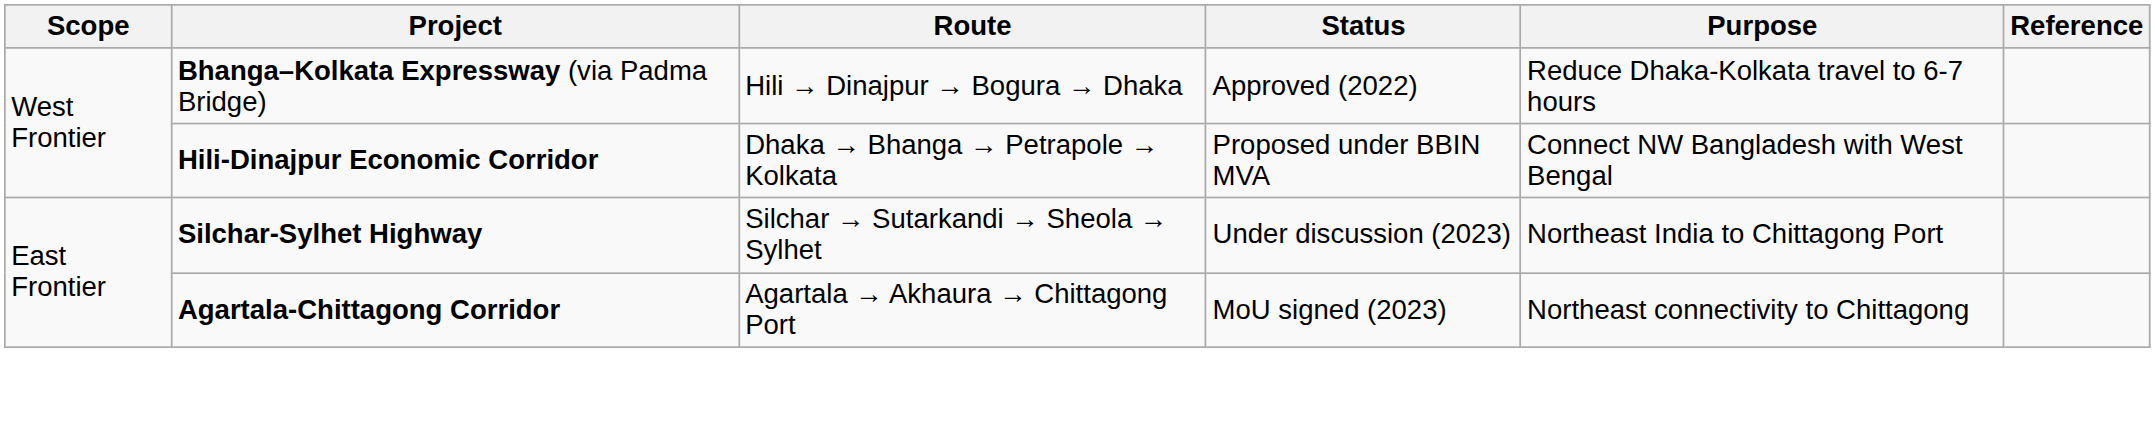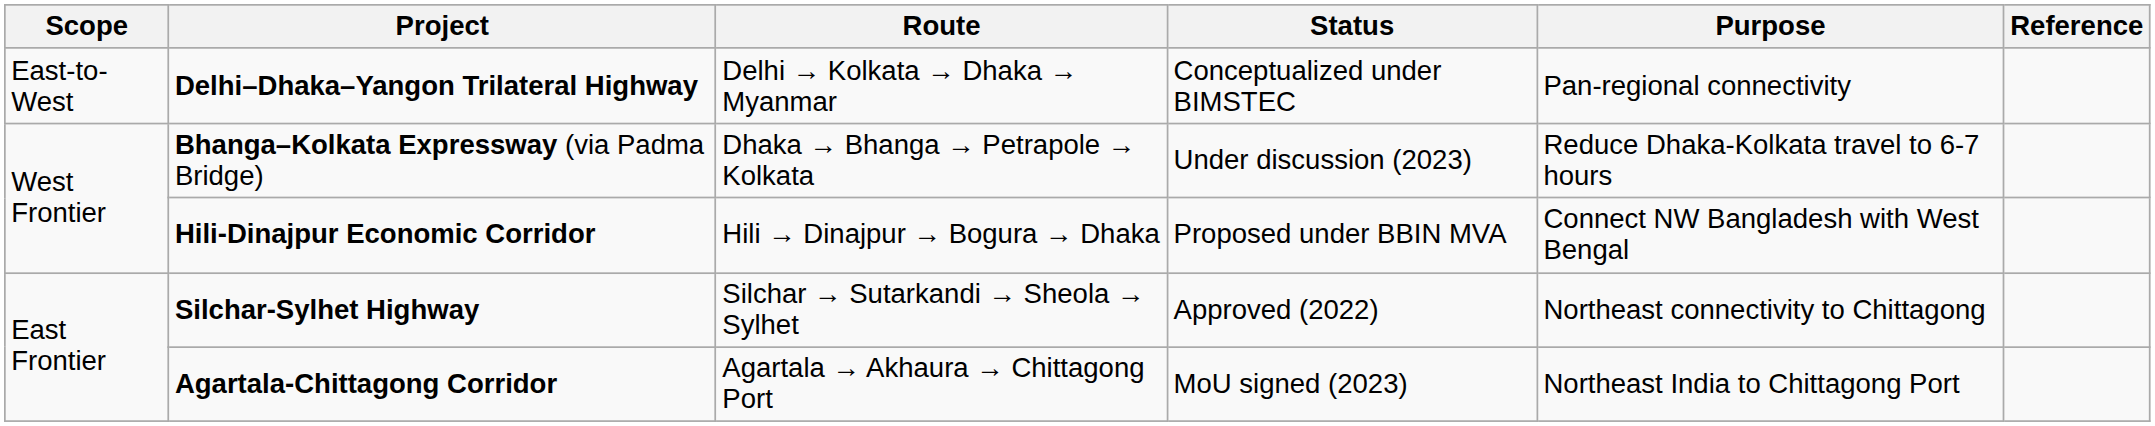+ row: (436, 85)
(964, 85) Hili → Dinajpur → Bogura → Dhaka -> (929, 160) Dhaka → Bhanga → Petrapole → Kolkata
(1315, 85) Approved (2022) -> (1323, 160) Under discussion (2023)
(952, 160) Dhaka → Bhanga → Petrapole → Kolkata -> (941, 234) Hili → Dinajpur → Bogura → Dhaka
(1362, 234) Under discussion (2023) -> (1276, 309) Approved (2022)
(1735, 234) Northeast India to Chittagong Port -> (1765, 309) Northeast connectivity to Chittagong
(1748, 309) Northeast connectivity to Chittagong -> (1752, 383) Northeast India to Chittagong Port
